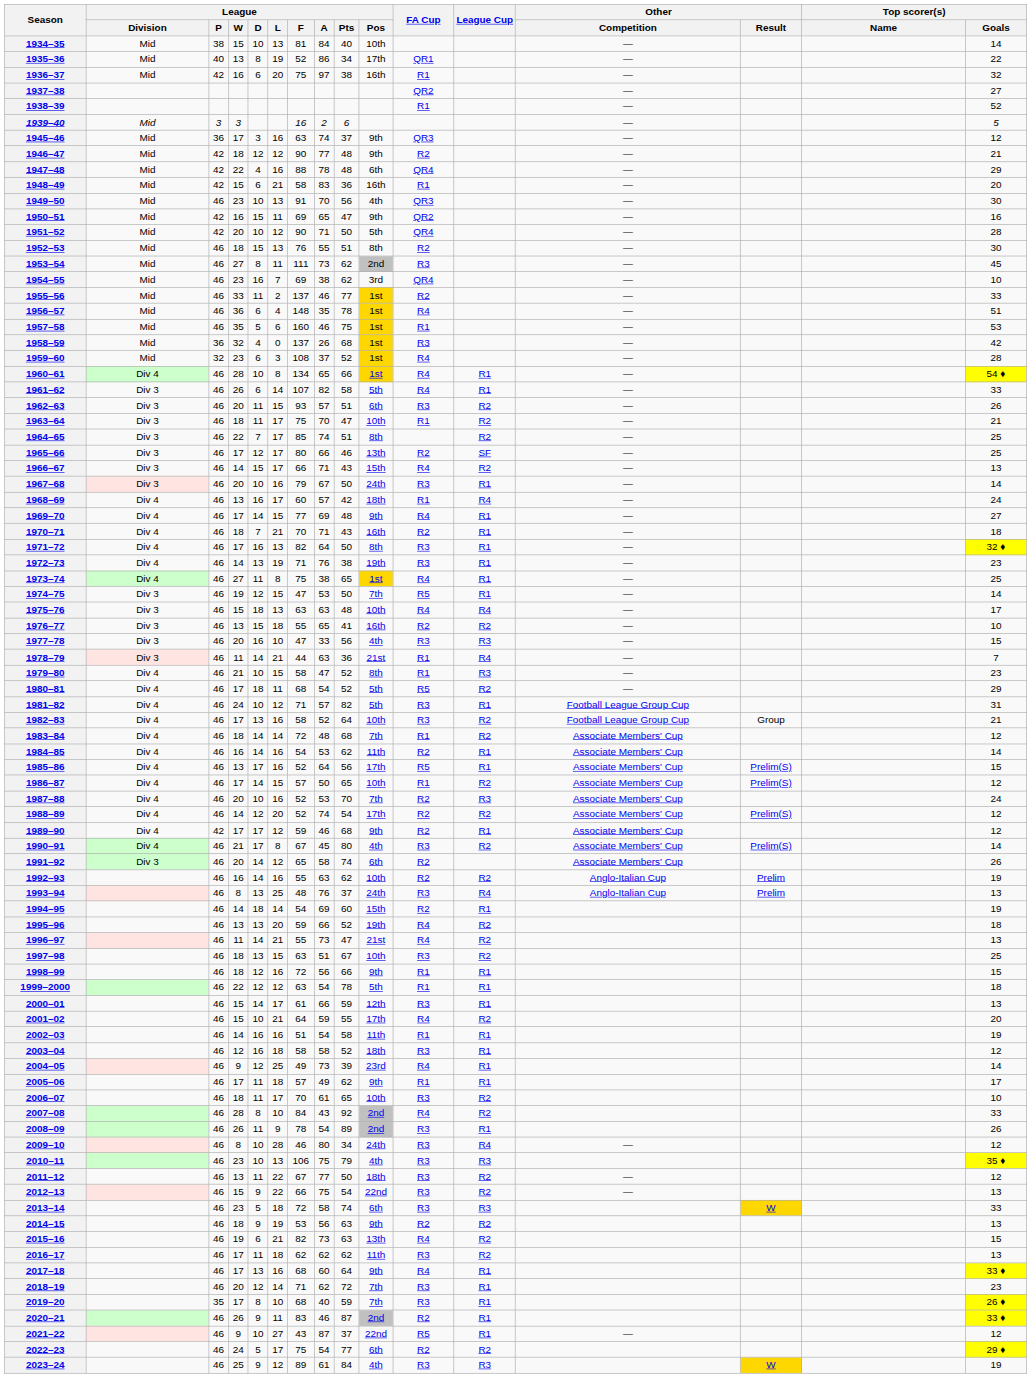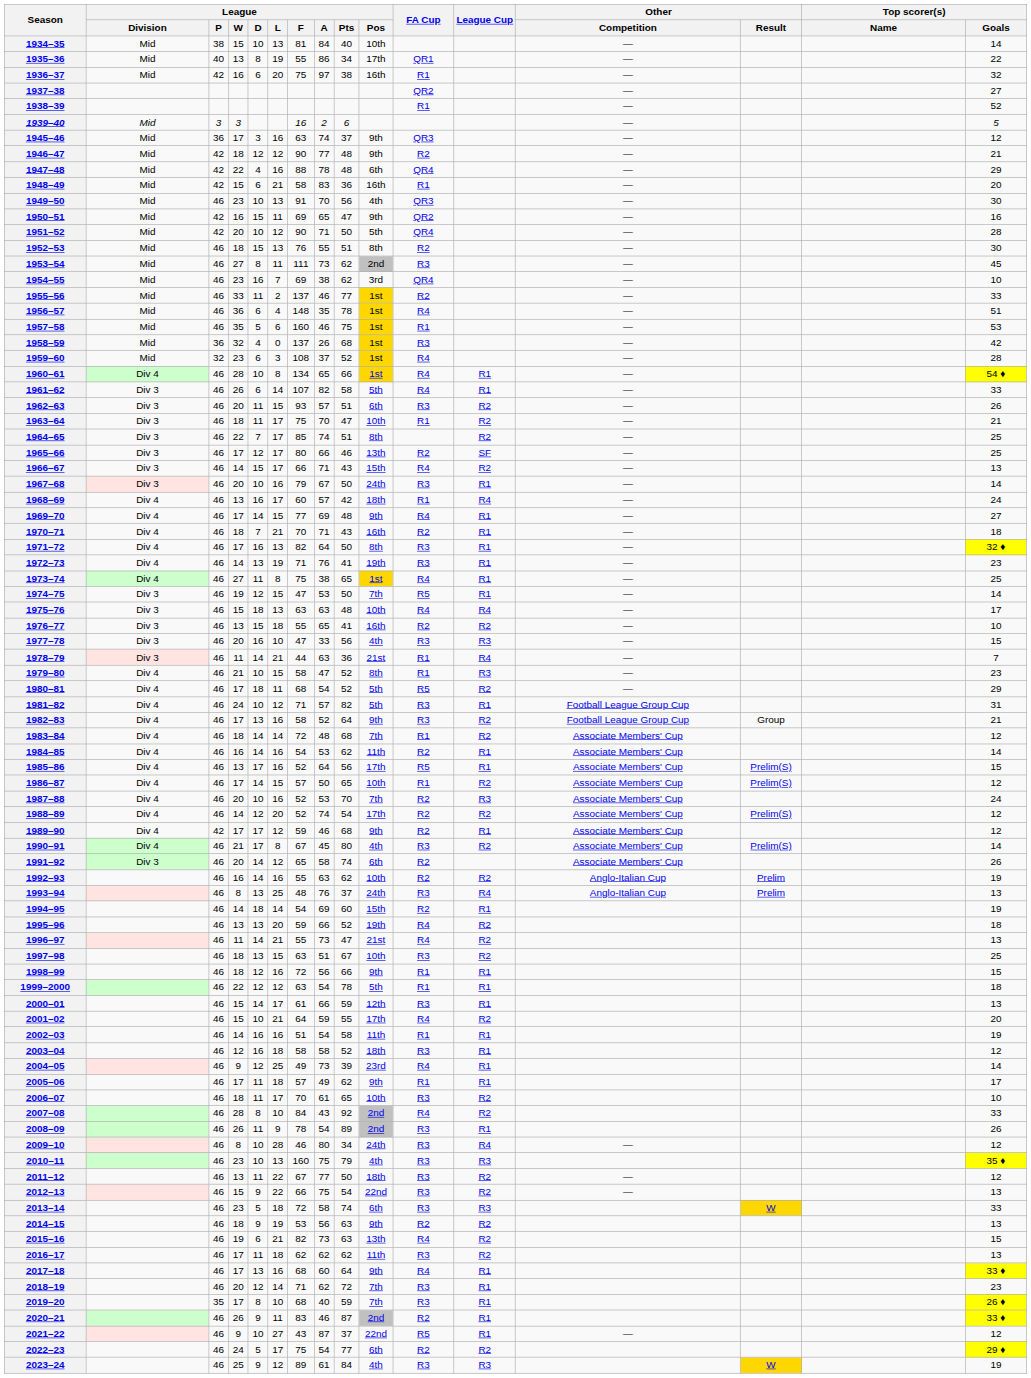(301, 59) 52 -> (301, 59) 55
(347, 563) 38 -> (347, 563) 41
(376, 720) 10th -> (376, 720) 9th
(301, 1160) 106 -> (301, 1160) 160
